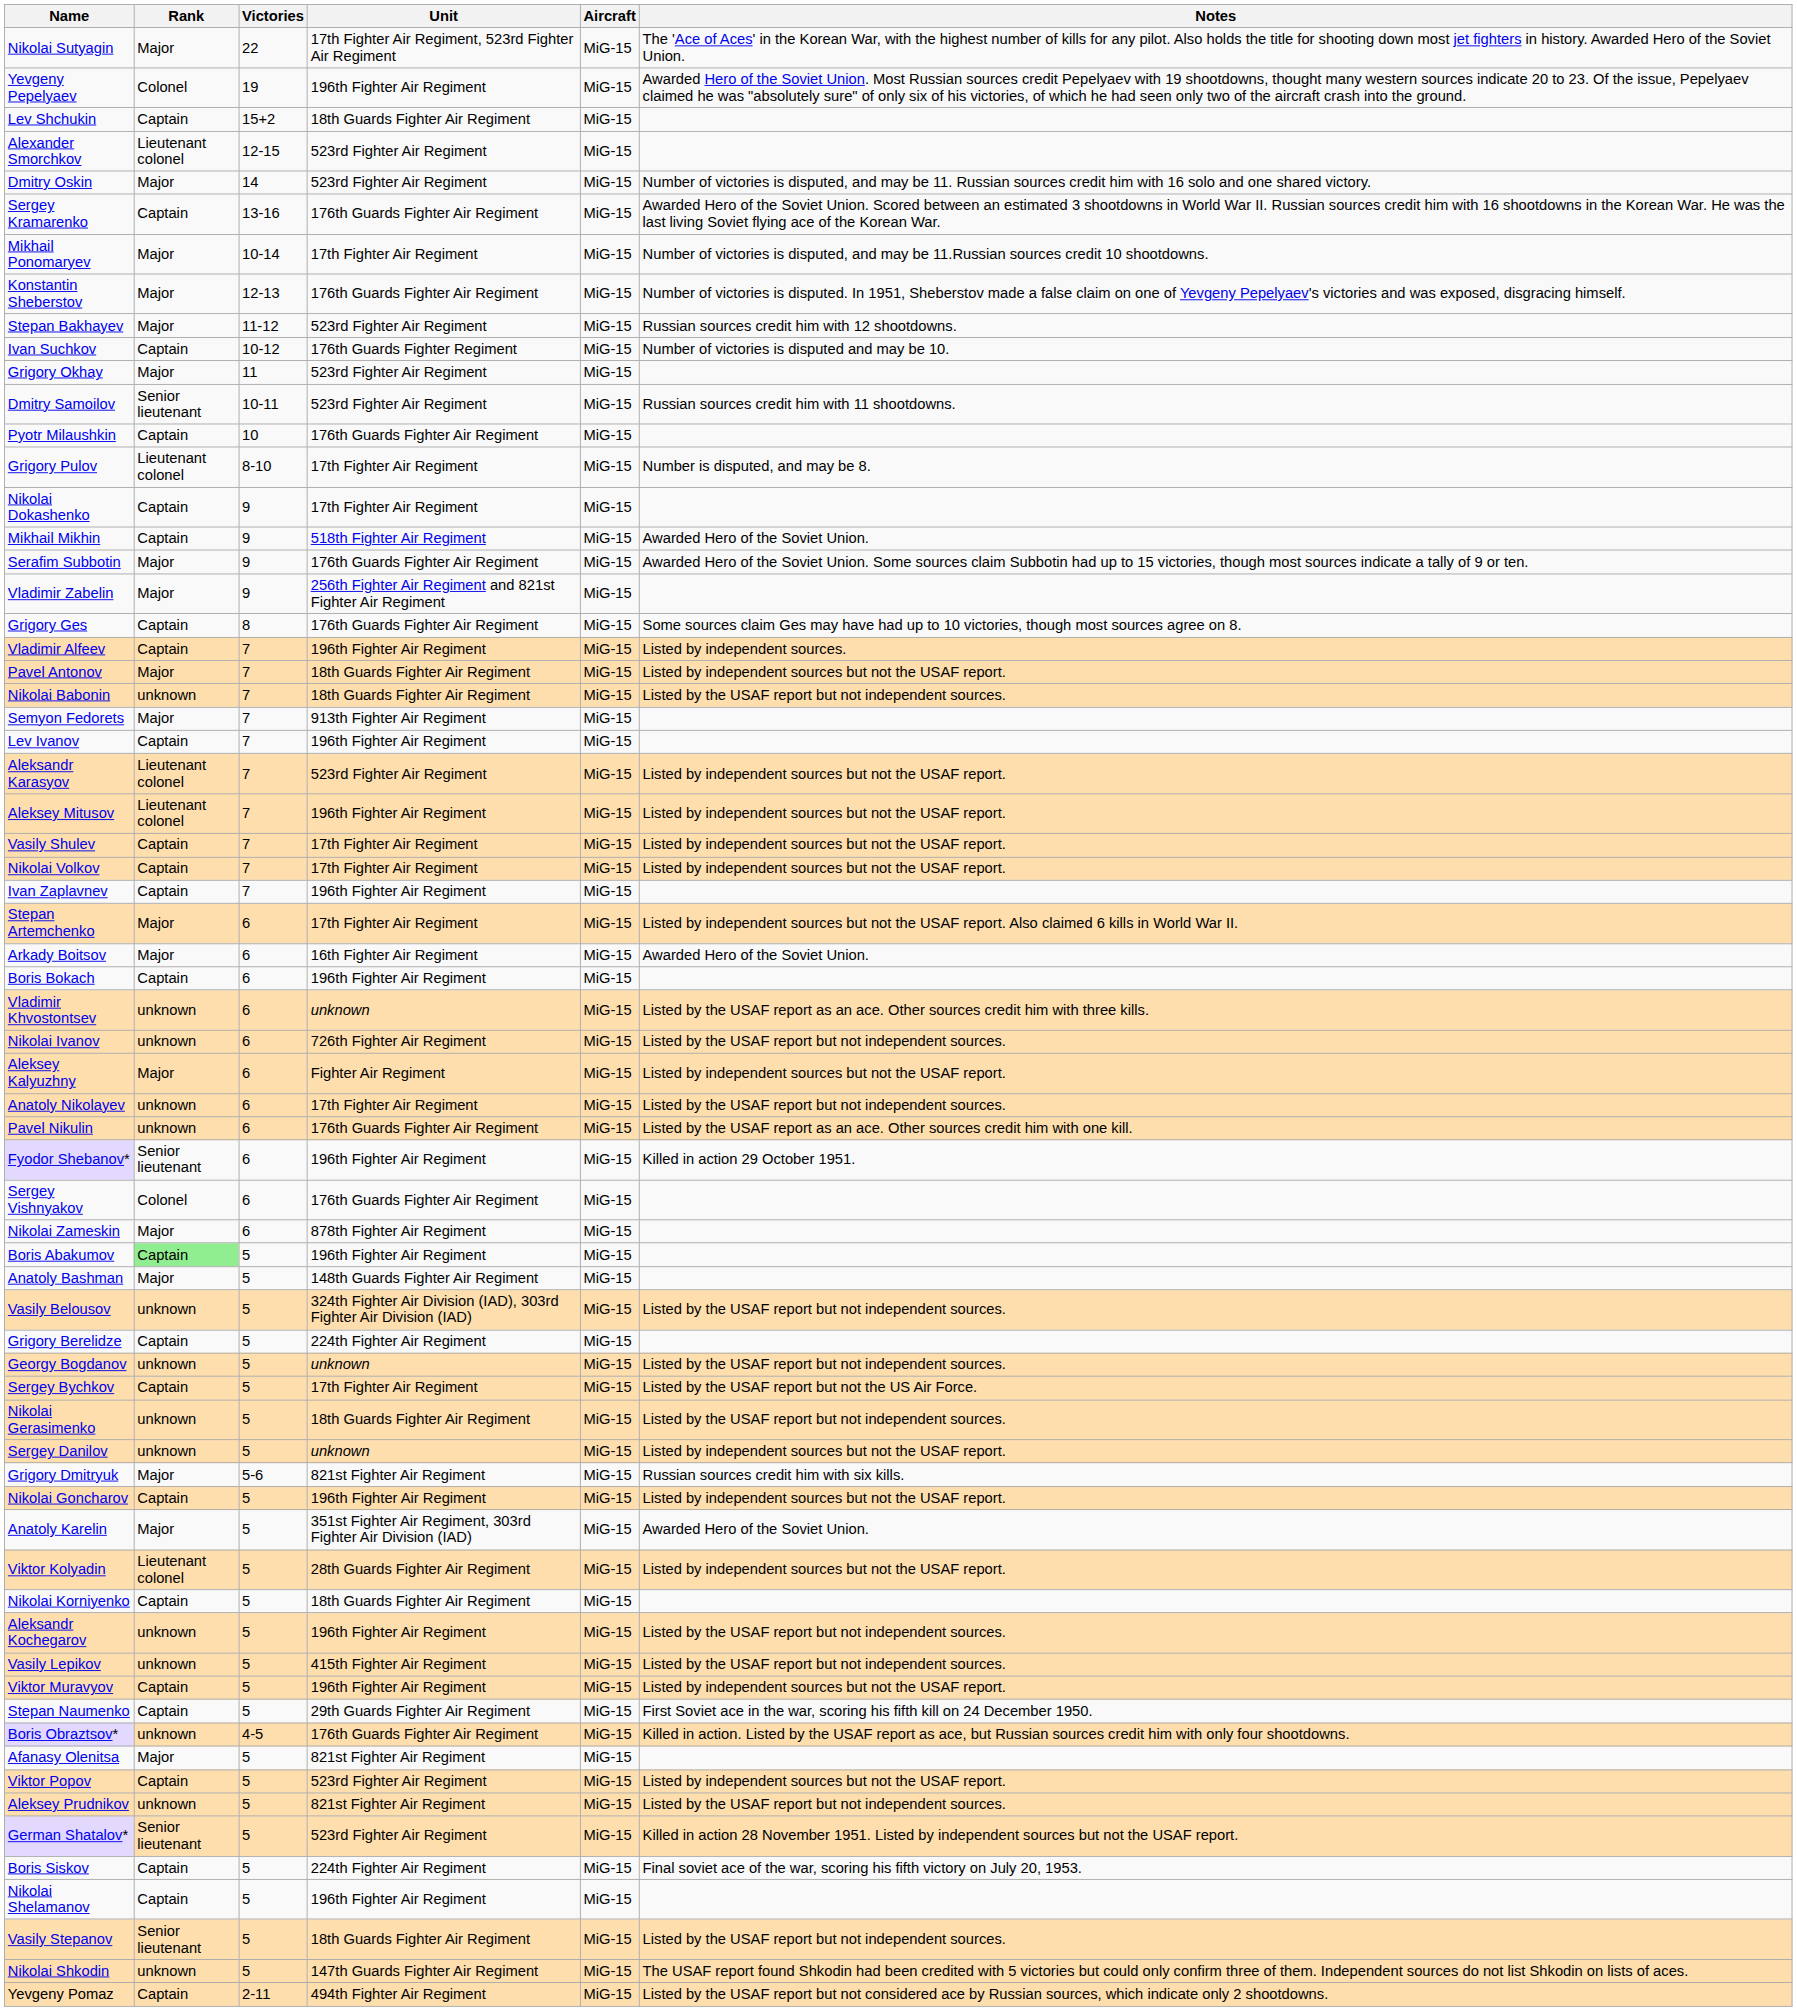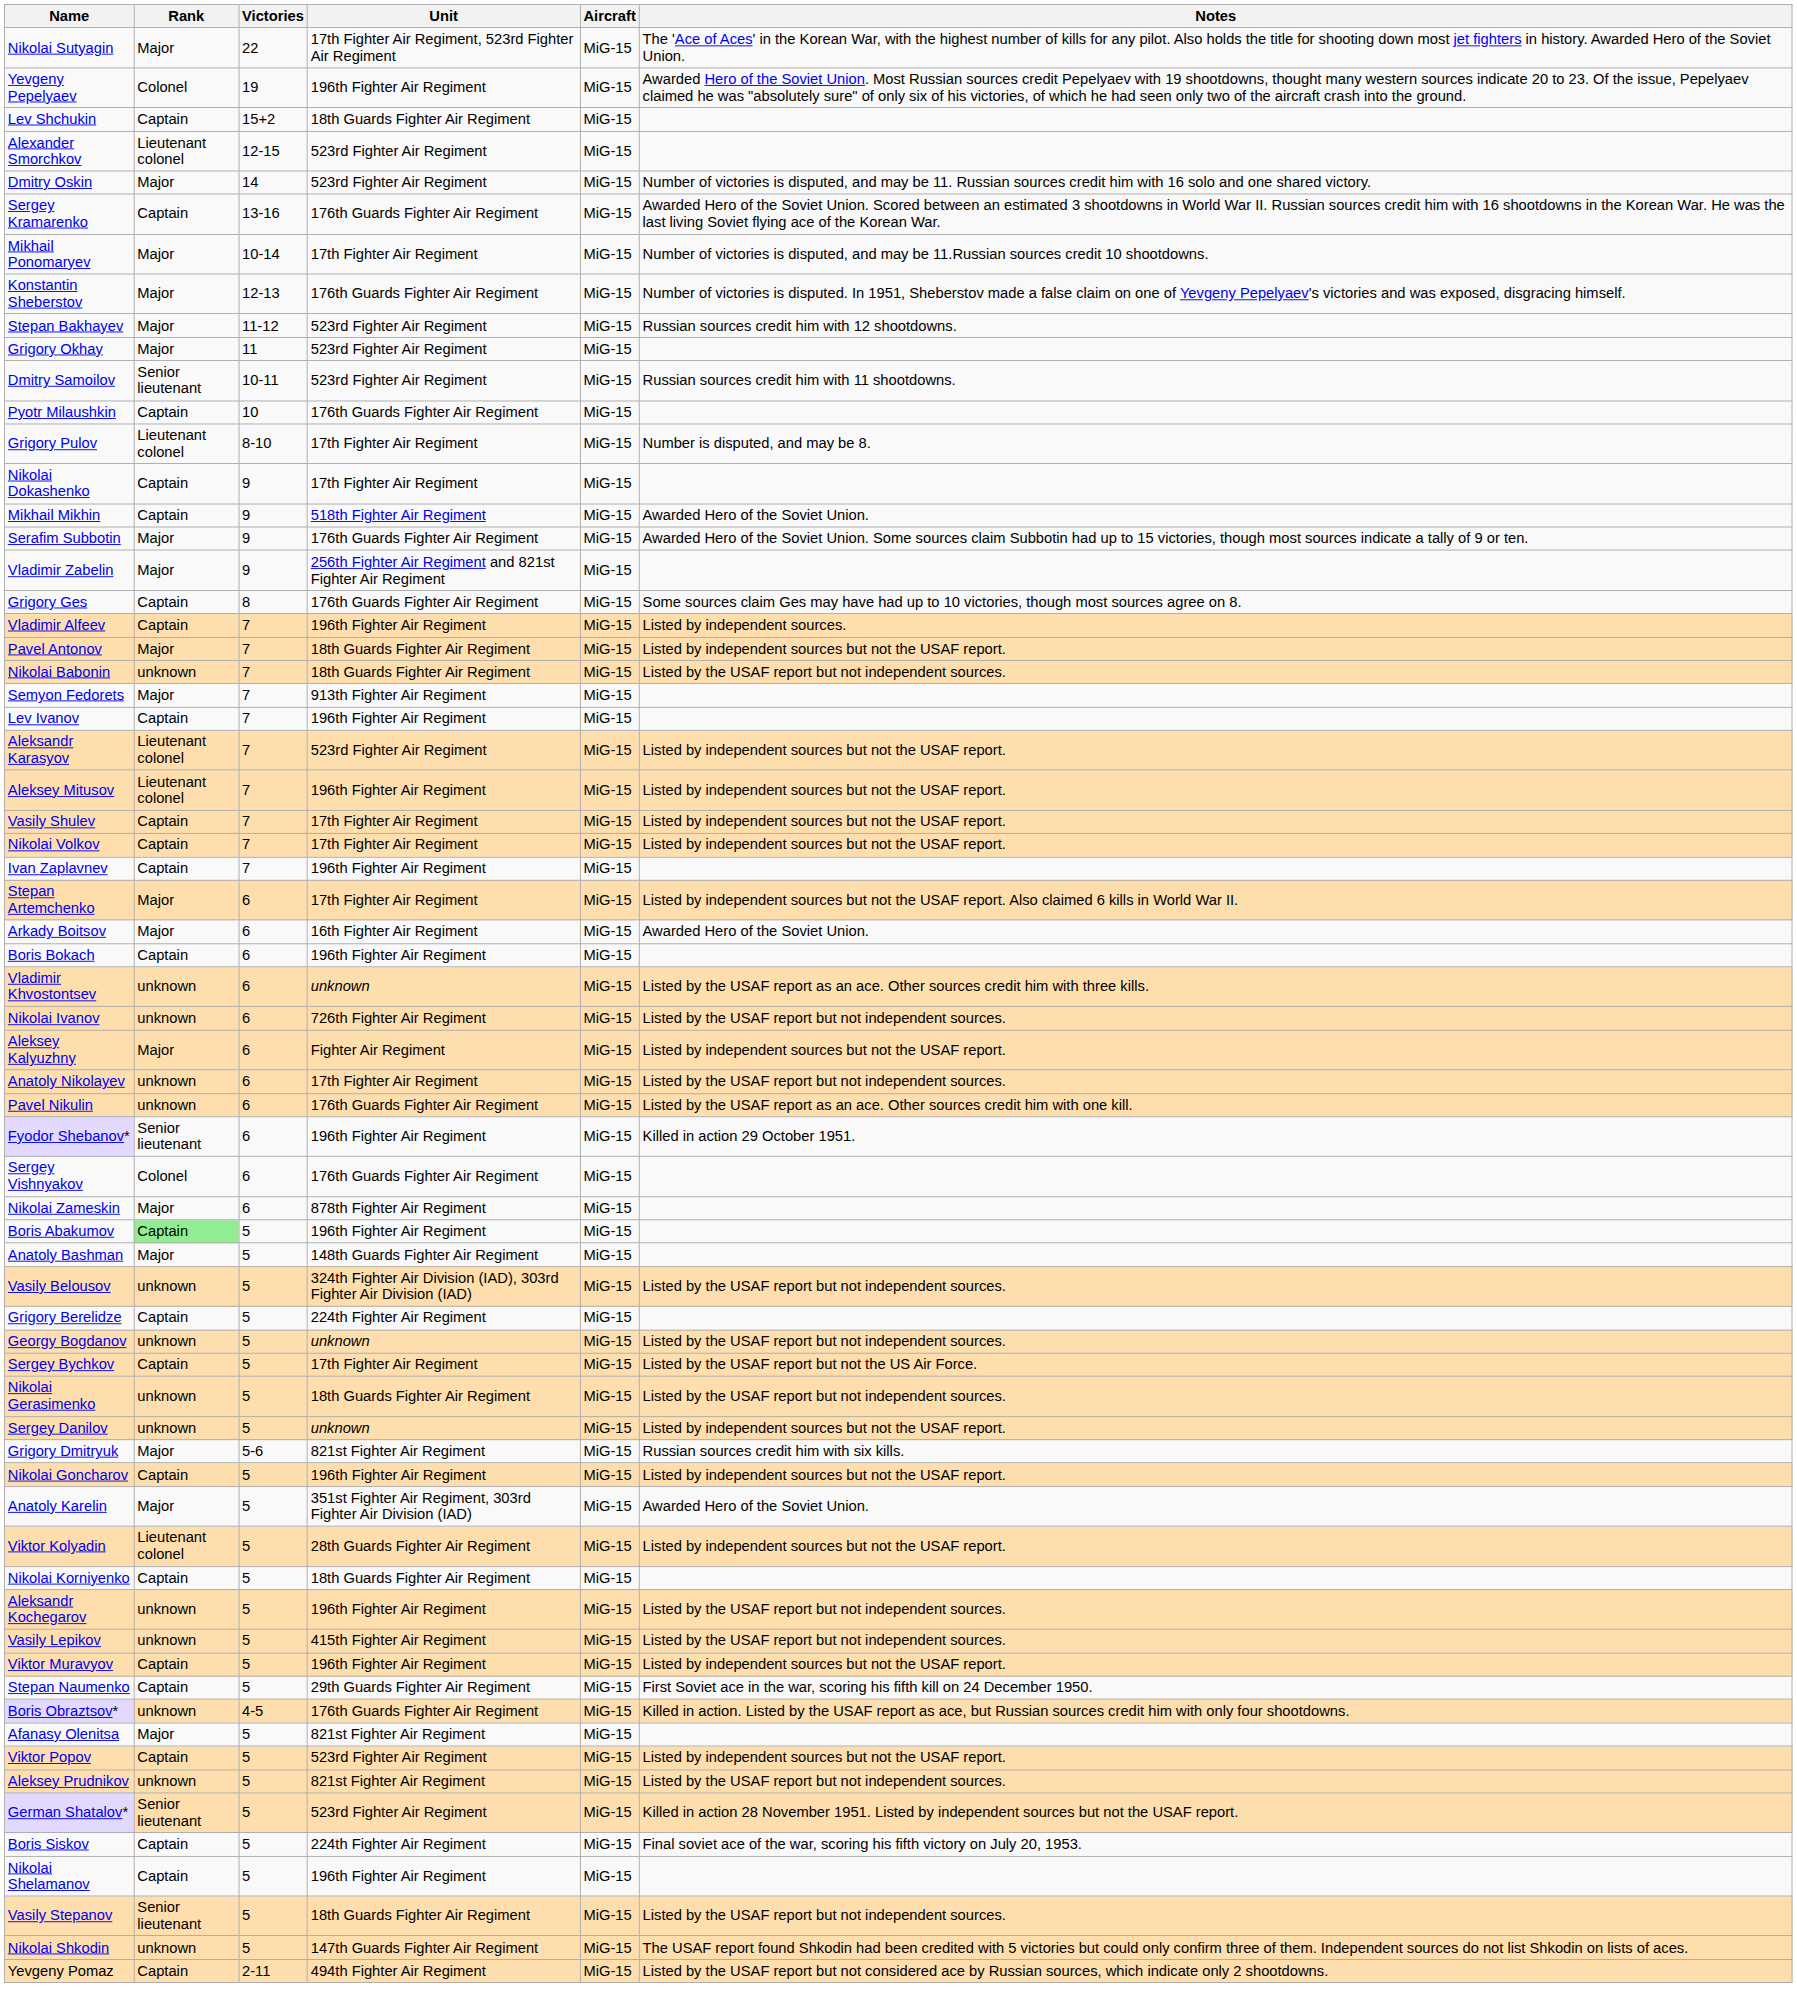- row: (52, 348)
